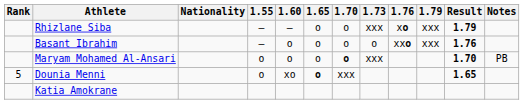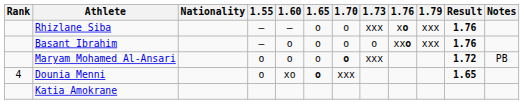(465, 28) 1.79 -> (465, 28) 1.76
(465, 60) 1.70 -> (465, 60) 1.72
(18, 76) 5 -> (18, 76) 4
